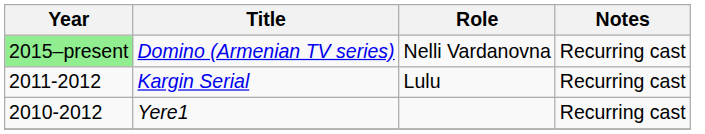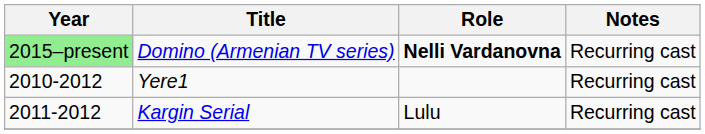(477, 50) normal -> (482, 50) bold
rows swapped: (193, 81) <-> (163, 112)
